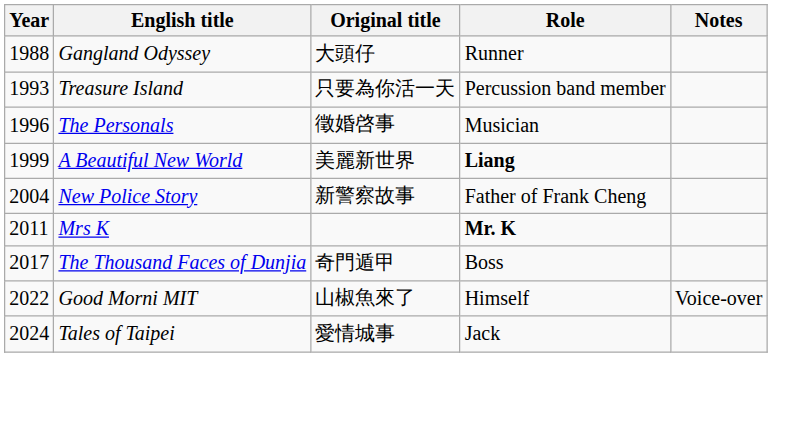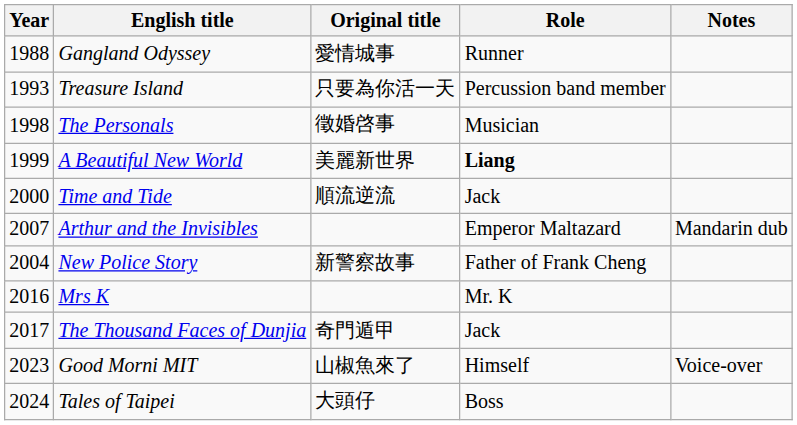(345, 53) 大頭仔 -> (355, 53) 愛情城事
(29, 124) 1996 -> (29, 124) 1998
+ row: (115, 195)
+ row: (158, 229)
(29, 229) 2011 -> (29, 296) 2016
(490, 229) bold -> (489, 296) normal
(484, 263) Boss -> (482, 330) Jack
(29, 298) 2022 -> (29, 365) 2023
(355, 333) 愛情城事 -> (345, 400) 大頭仔
(482, 333) Jack -> (484, 401) Boss
